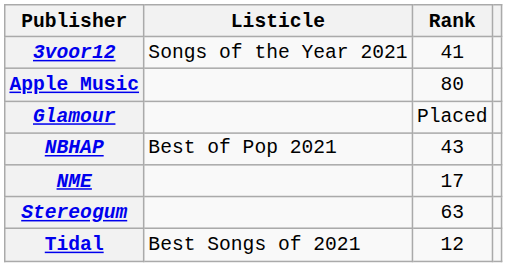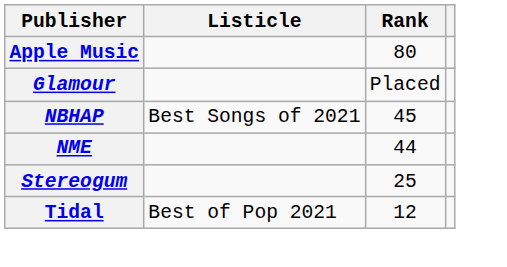- row: (74, 53)
(243, 149) Best of Pop 2021 -> (254, 117) Best Songs of 2021
(452, 149) 43 -> (405, 117) 45
(452, 181) 17 -> (405, 149) 44
(452, 213) 63 -> (405, 181) 25
(254, 245) Best Songs of 2021 -> (243, 213) Best of Pop 2021
